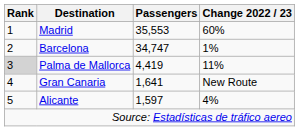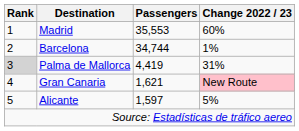(152, 47) 34,747 -> (152, 47) 34,744
(213, 65) 11% -> (214, 65) 31%
(149, 82) 1,641 -> (149, 82) 1,621
(230, 82) no background -> (230, 82) pink background
(211, 100) 4% -> (211, 100) 5%
